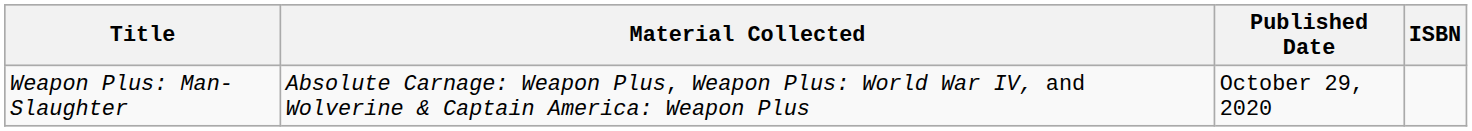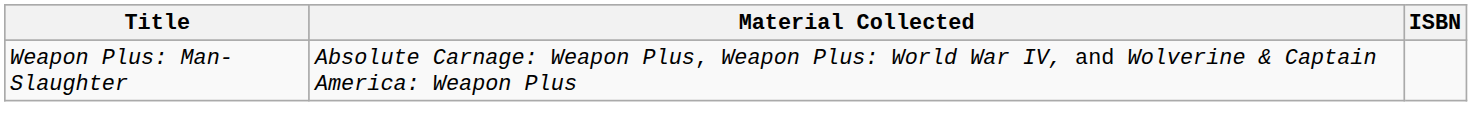- column: (1309, 35)
